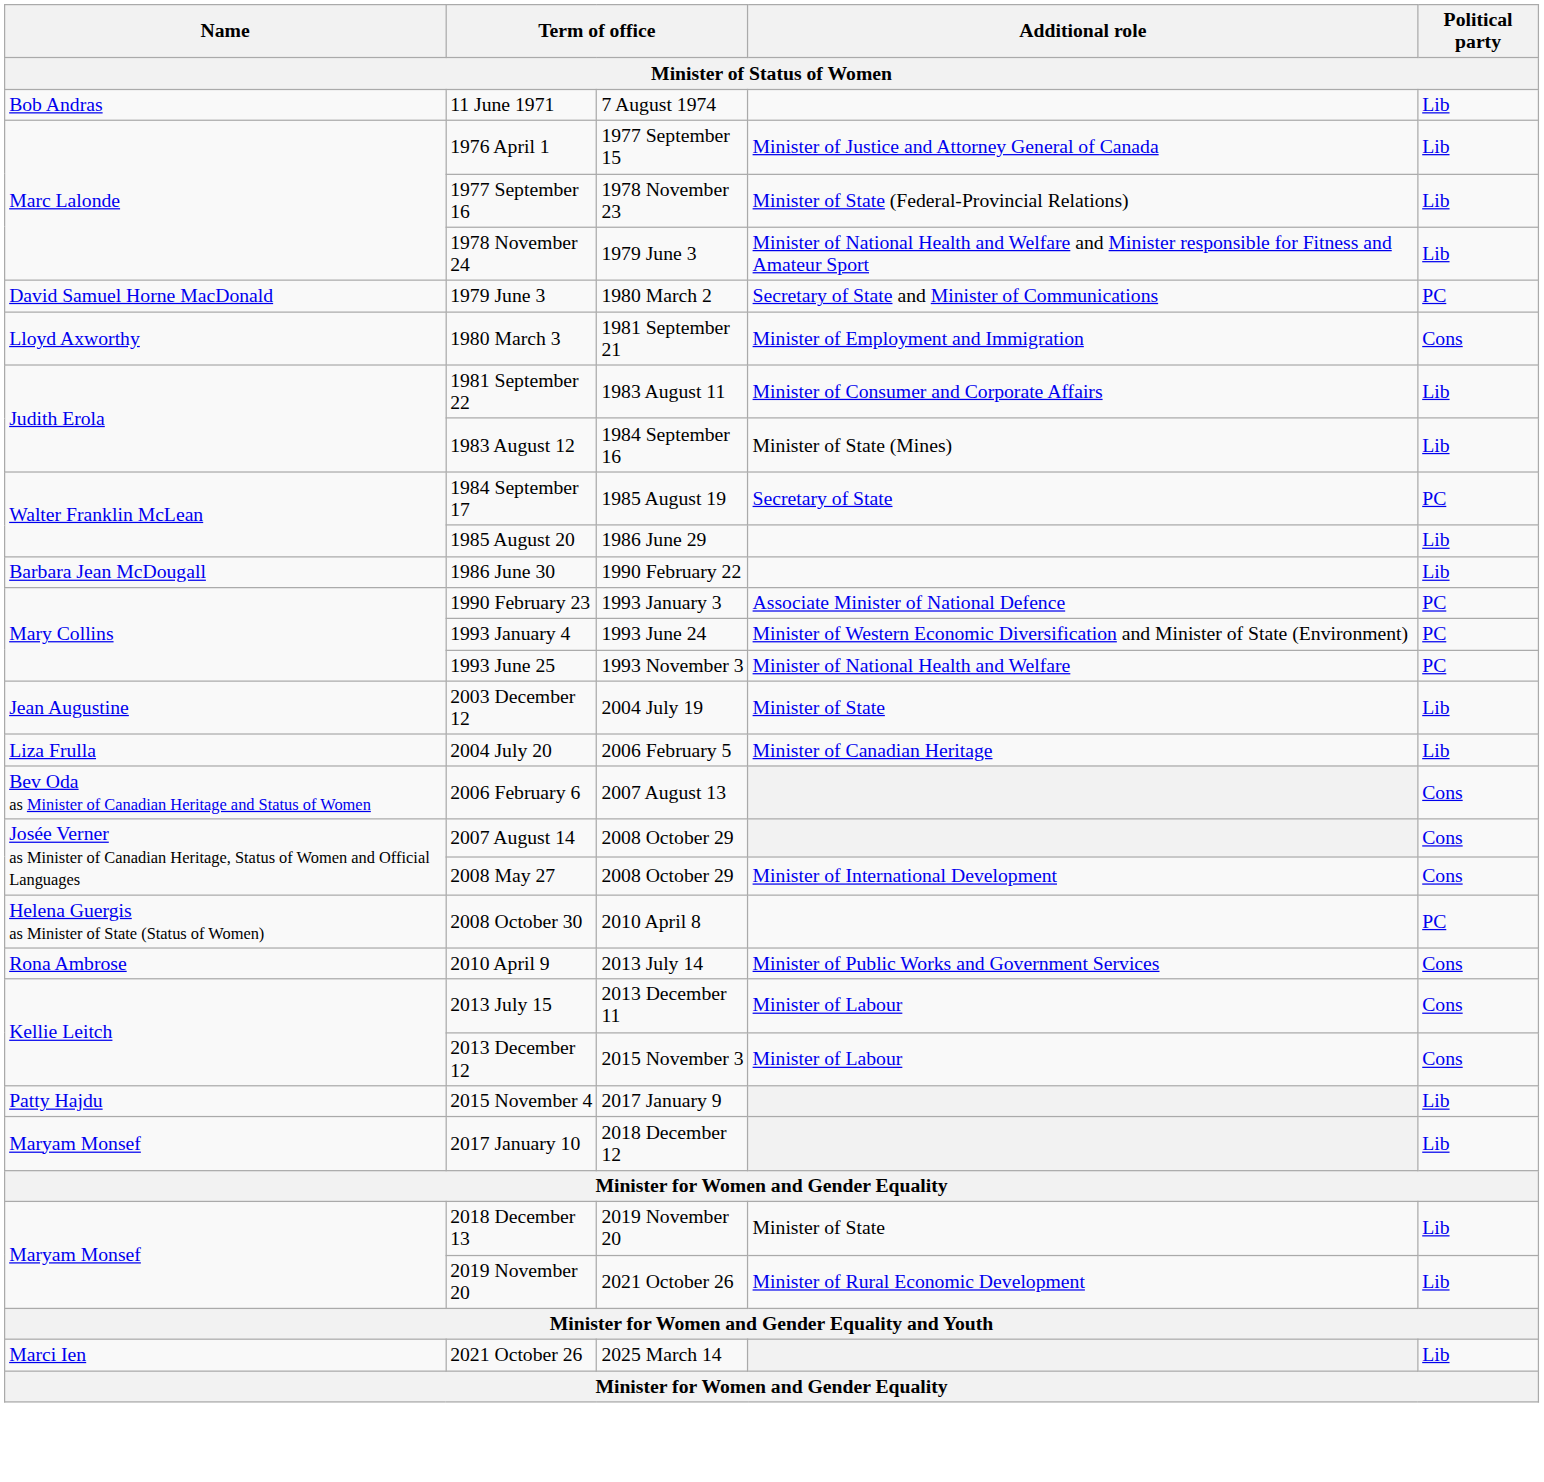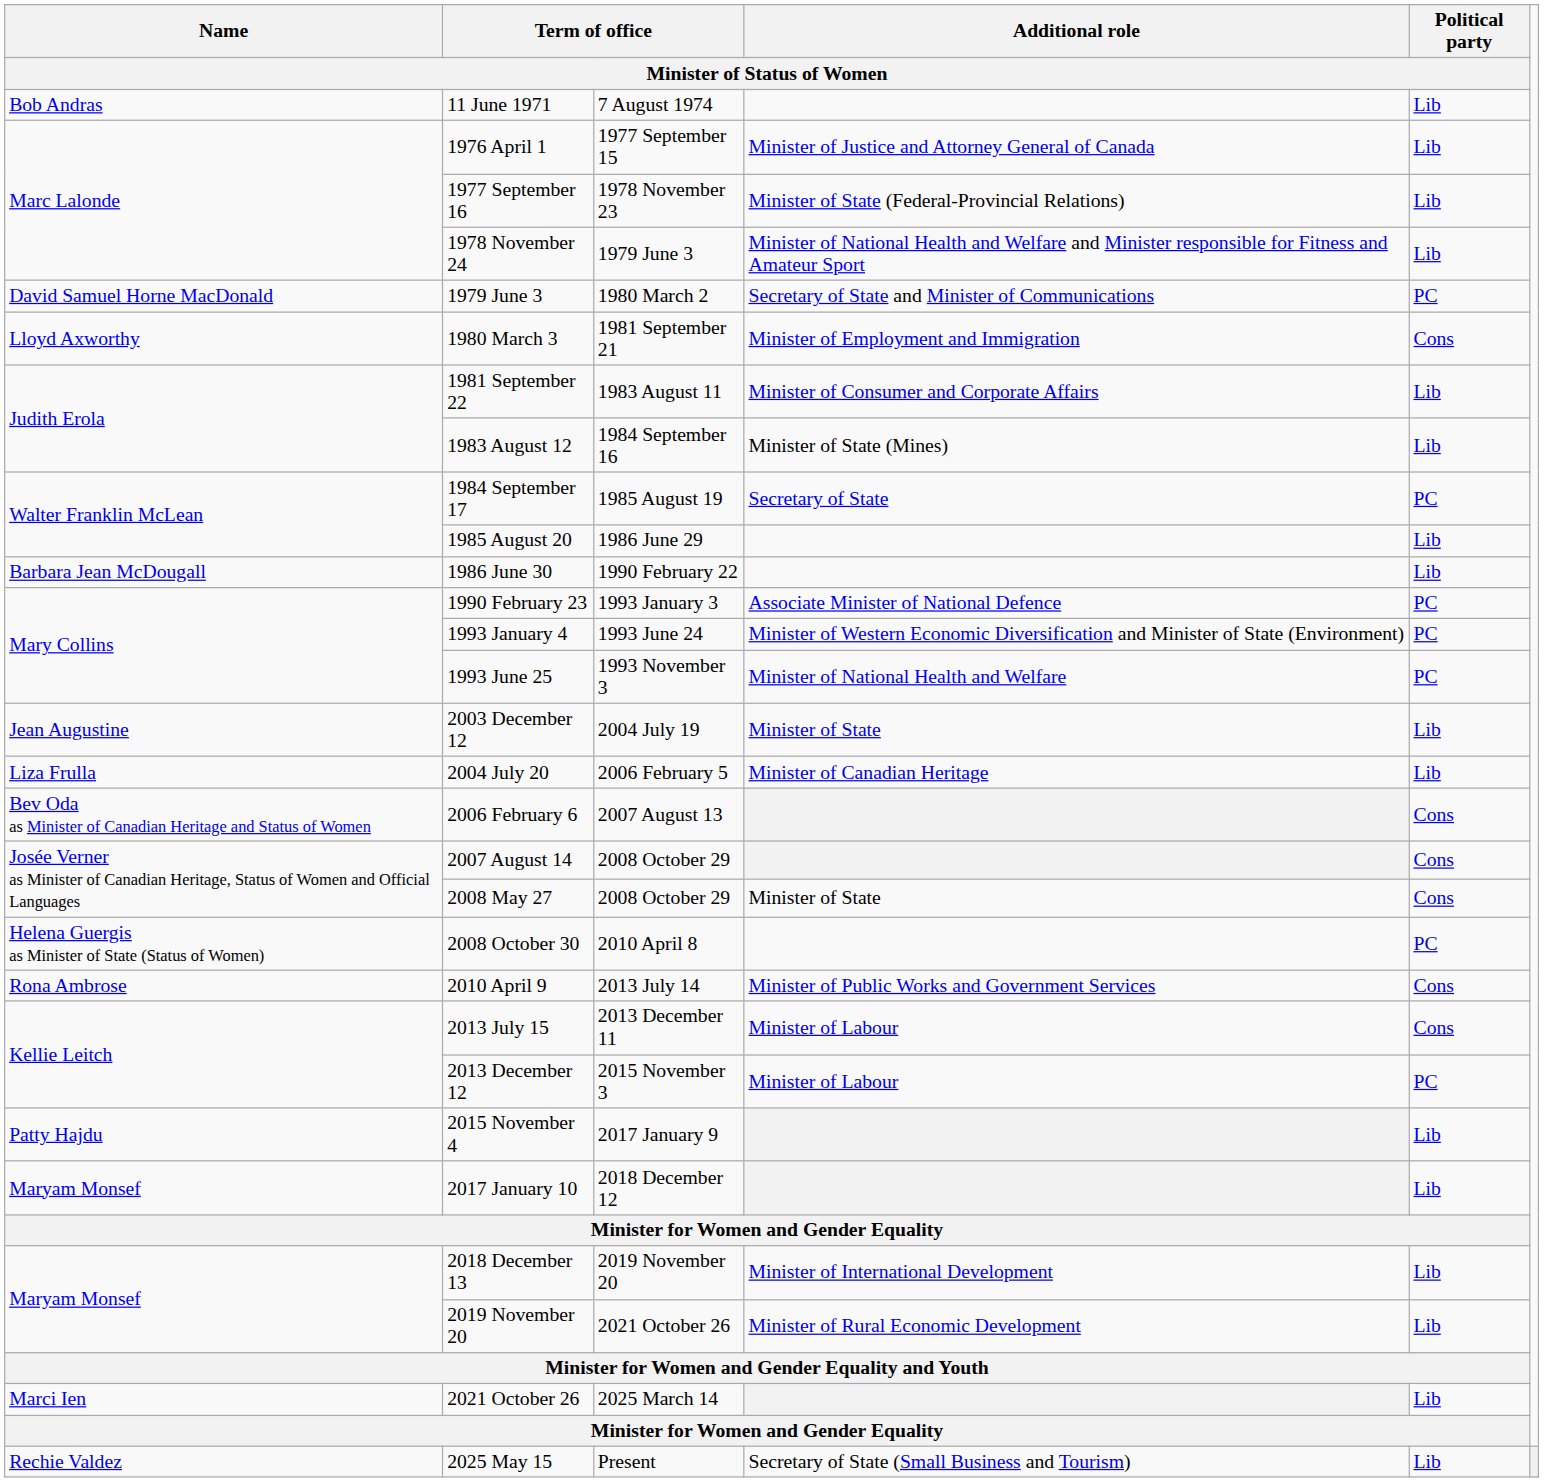(905, 875) Minister of International Development -> (815, 897) Minister of State
(1442, 1058) Cons -> (1426, 1081) PC
(819, 1228) Minister of State -> (901, 1272) Minister of International Development
+ row: (500, 1461)
